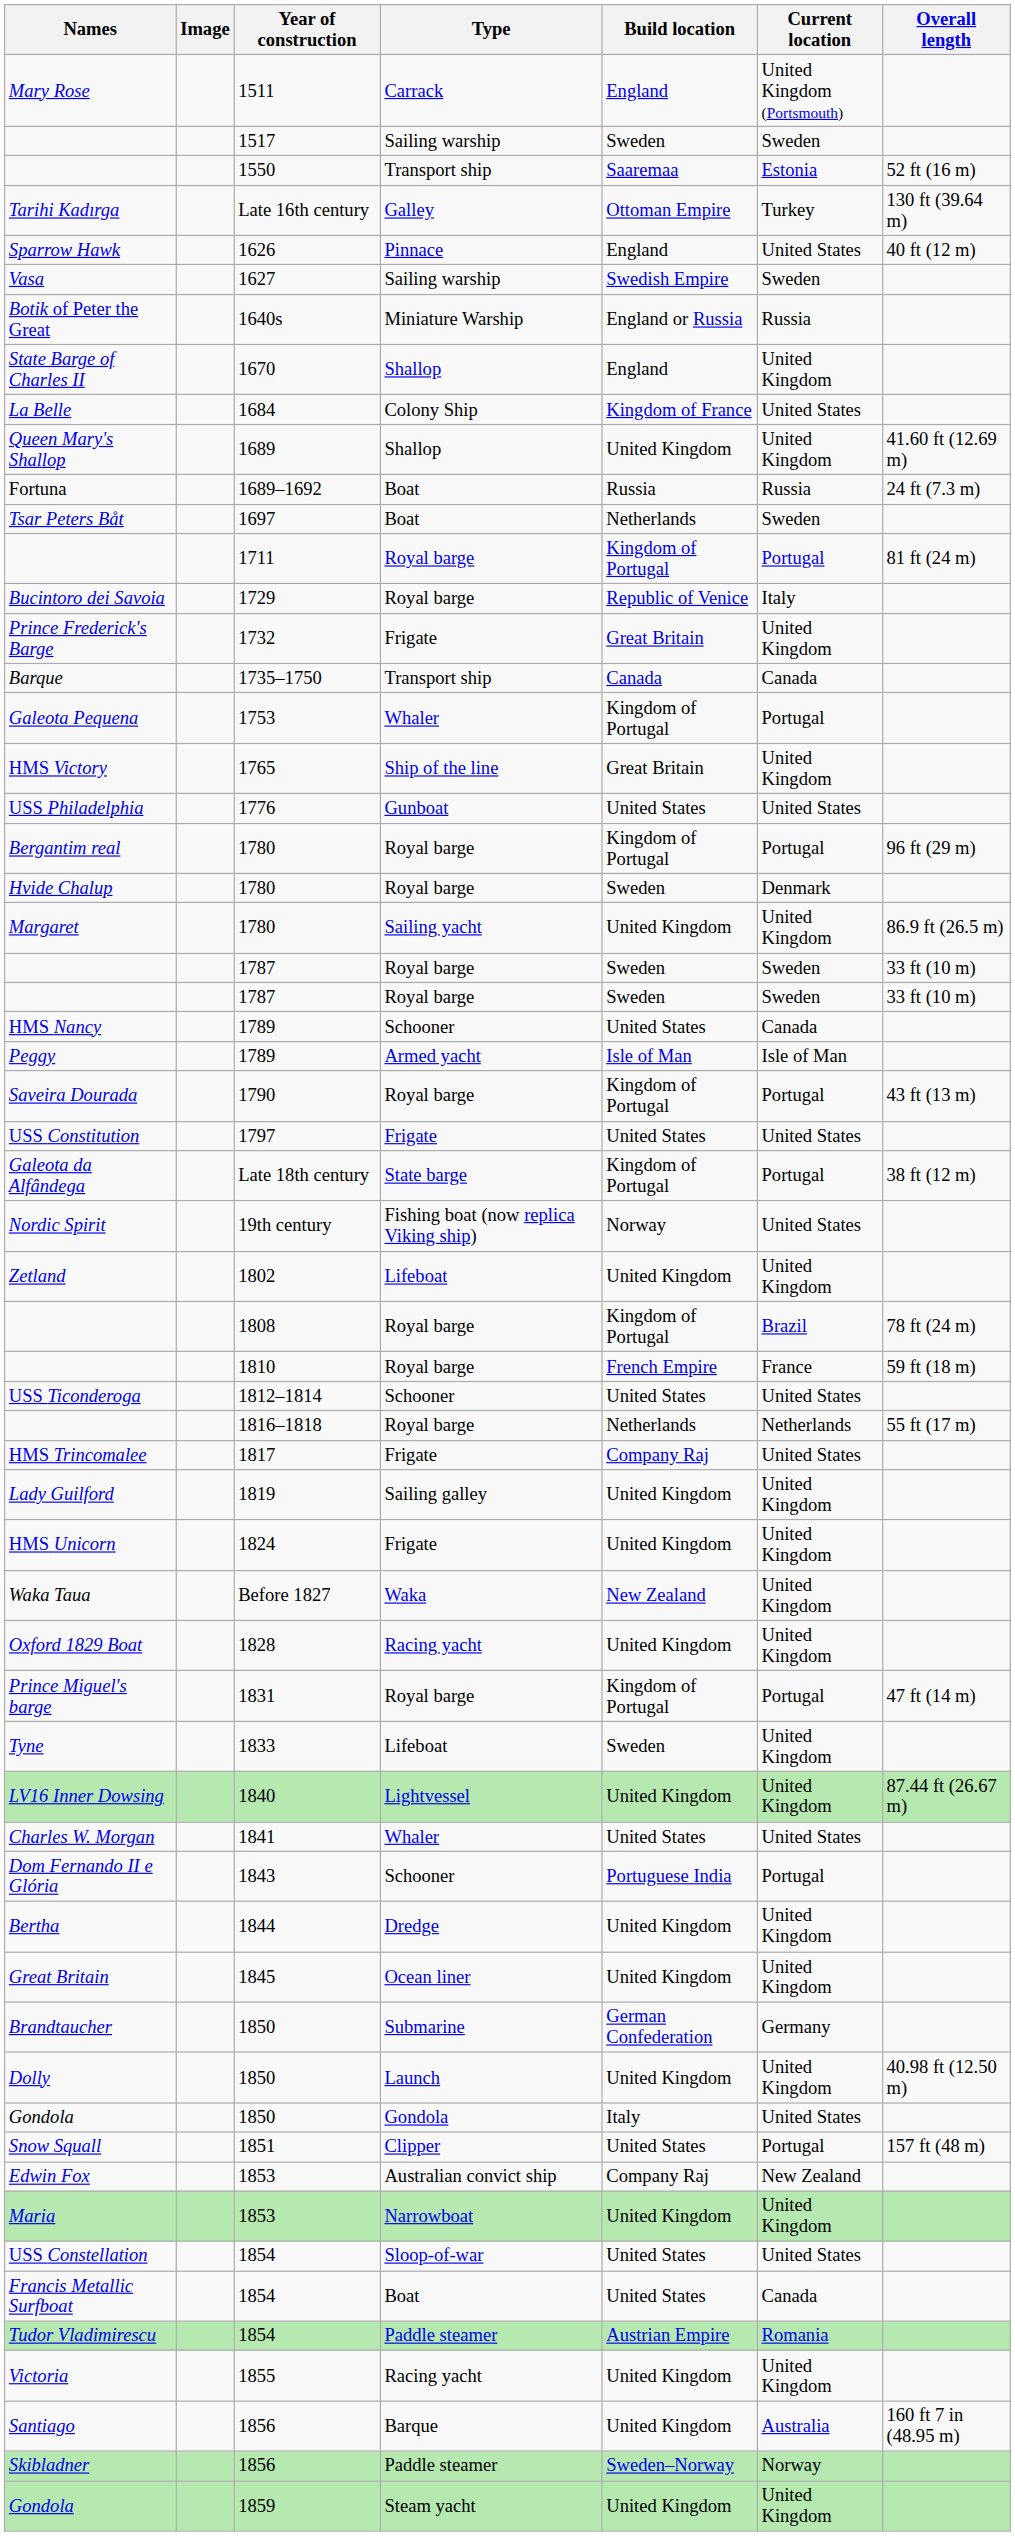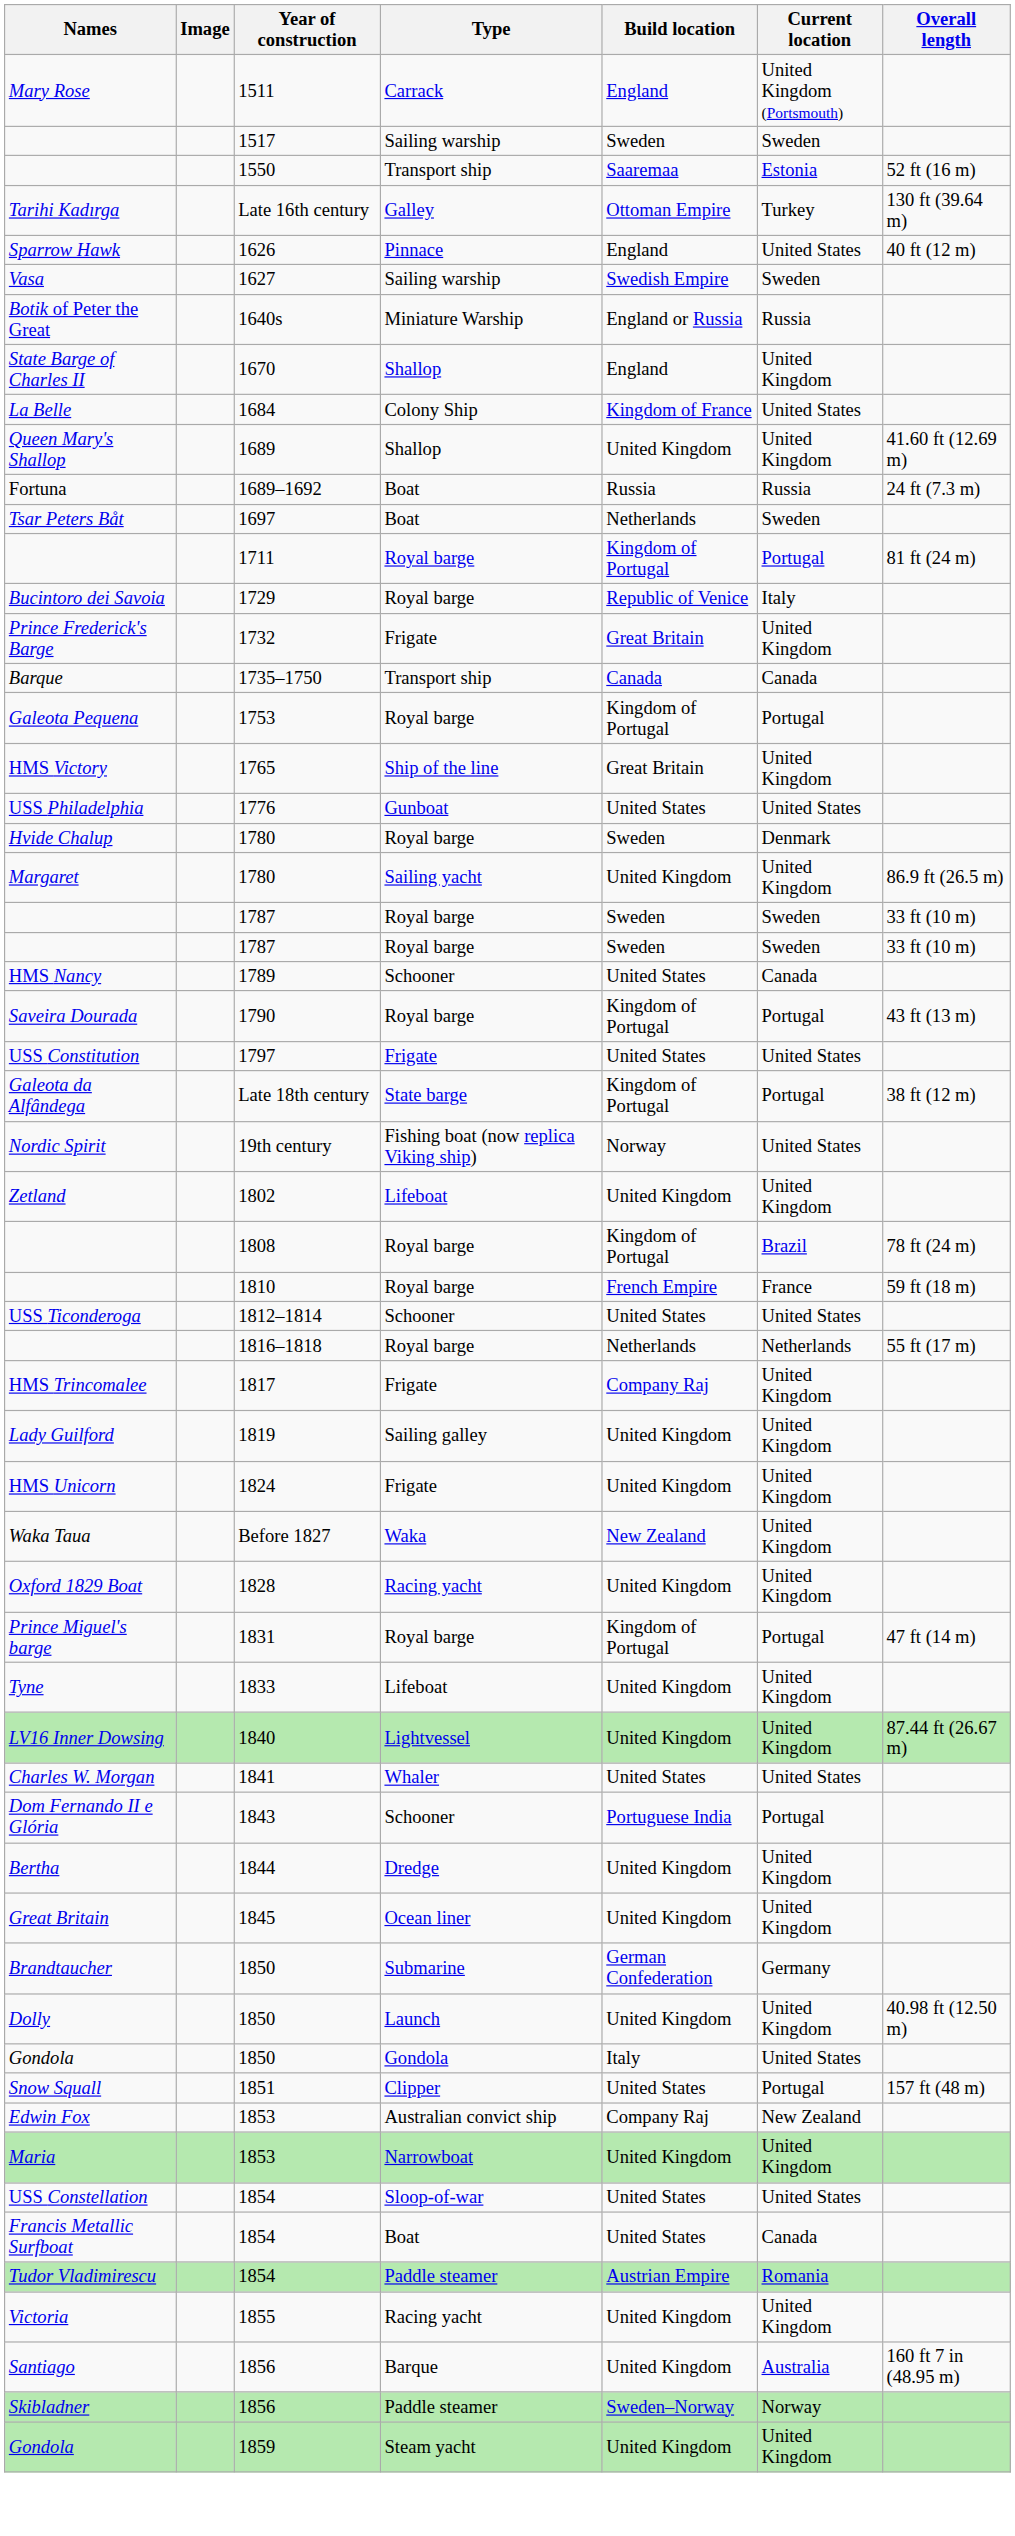(412, 717) Whaler -> (429, 717) Royal barge
- row: (65, 848)
- row: (32, 1055)
(811, 1454) United States -> (797, 1385) United Kingdom
(636, 1746) Sweden -> (669, 1687) United Kingdom
